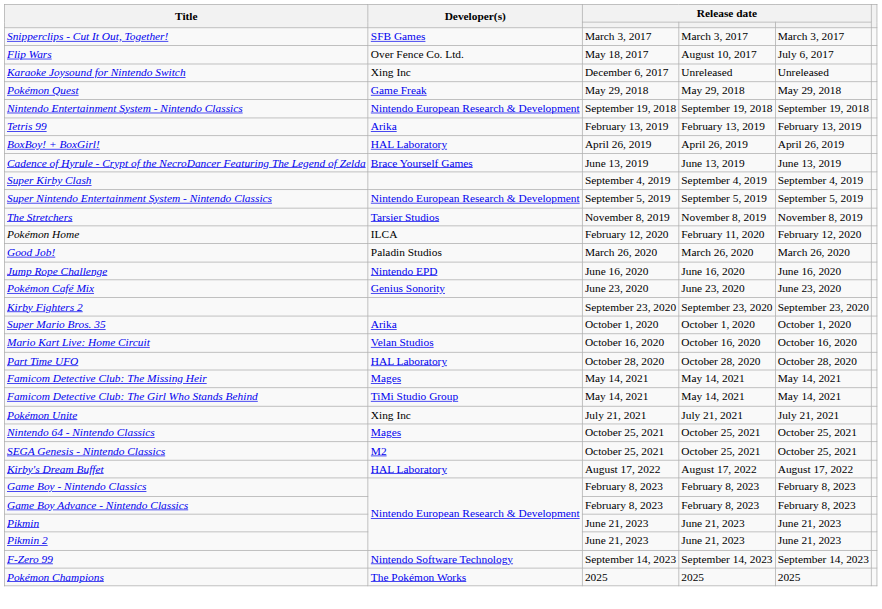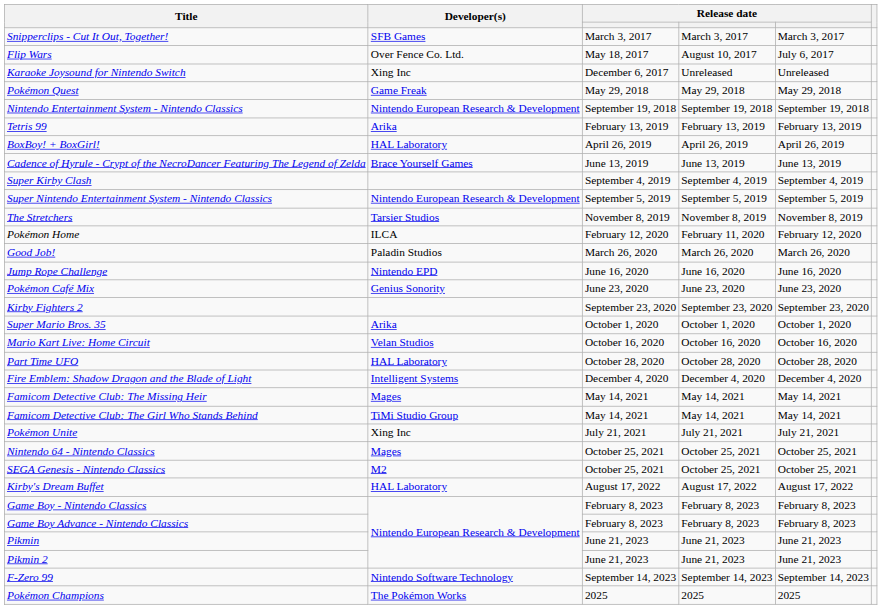+ row: (129, 379)
